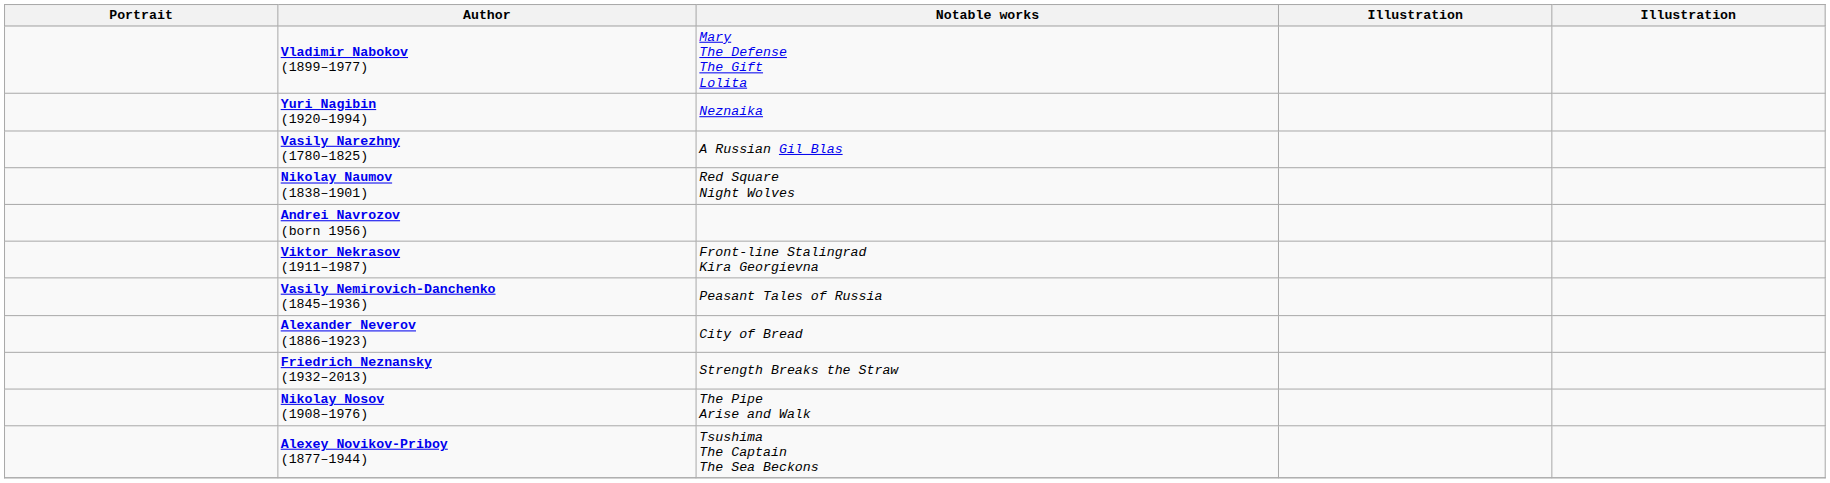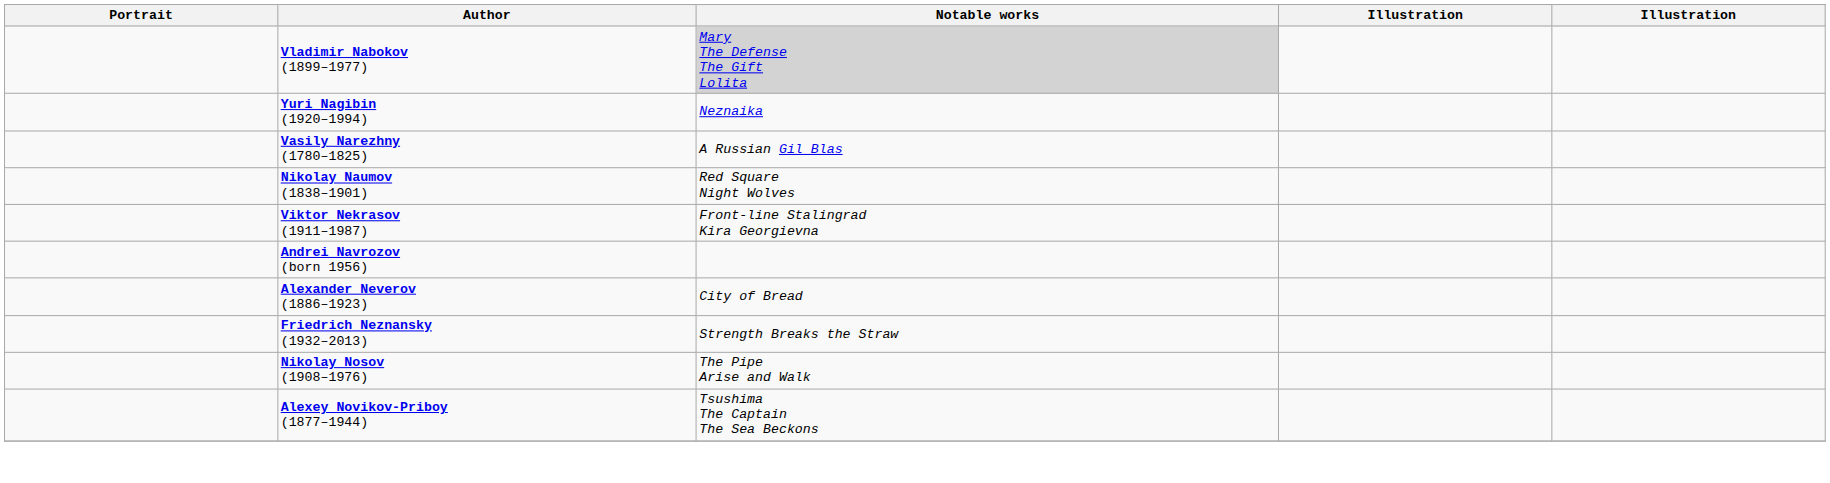(743, 60) no background -> (743, 60) lightgrey background
rows swapped: (340, 223) <-> (340, 260)
- row: (388, 297)
